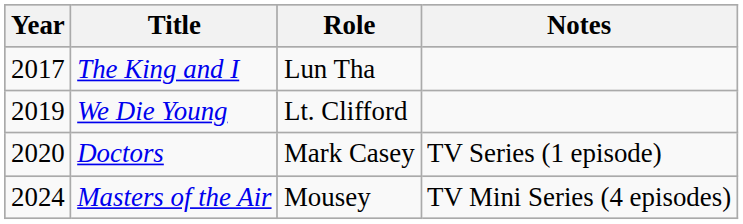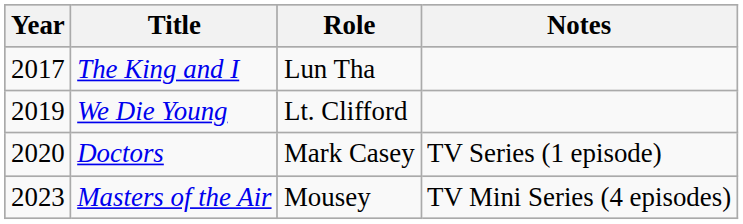(38, 196) 2024 -> (38, 196) 2023
